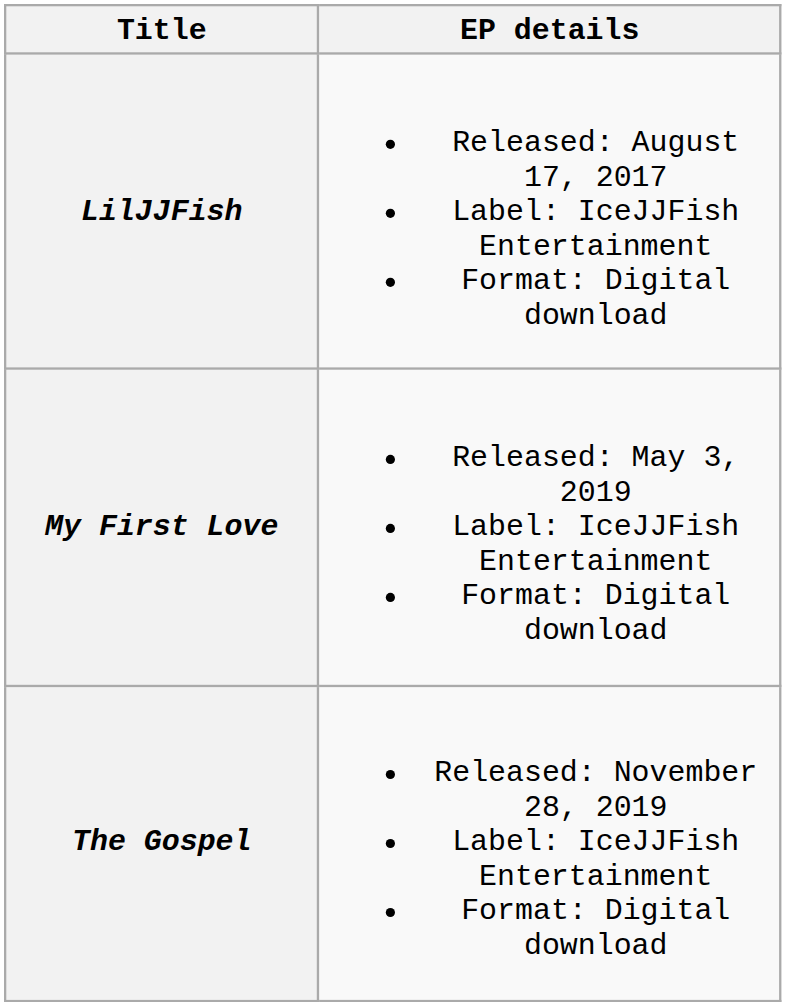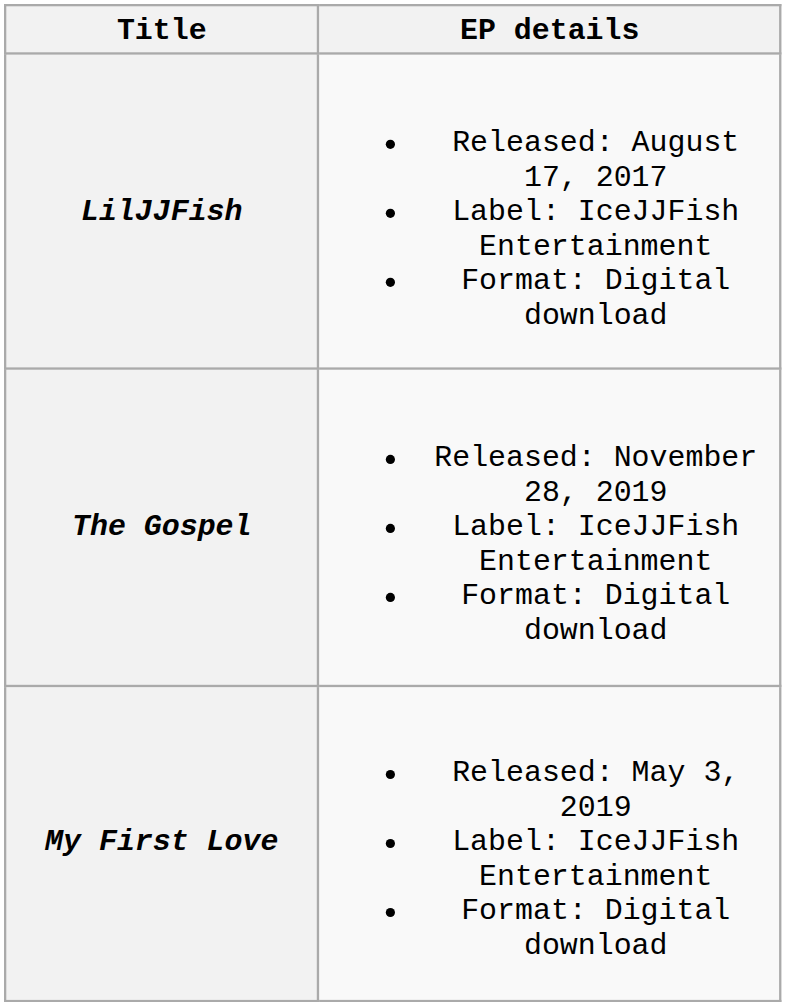rows swapped: (162, 527) <-> (162, 843)
